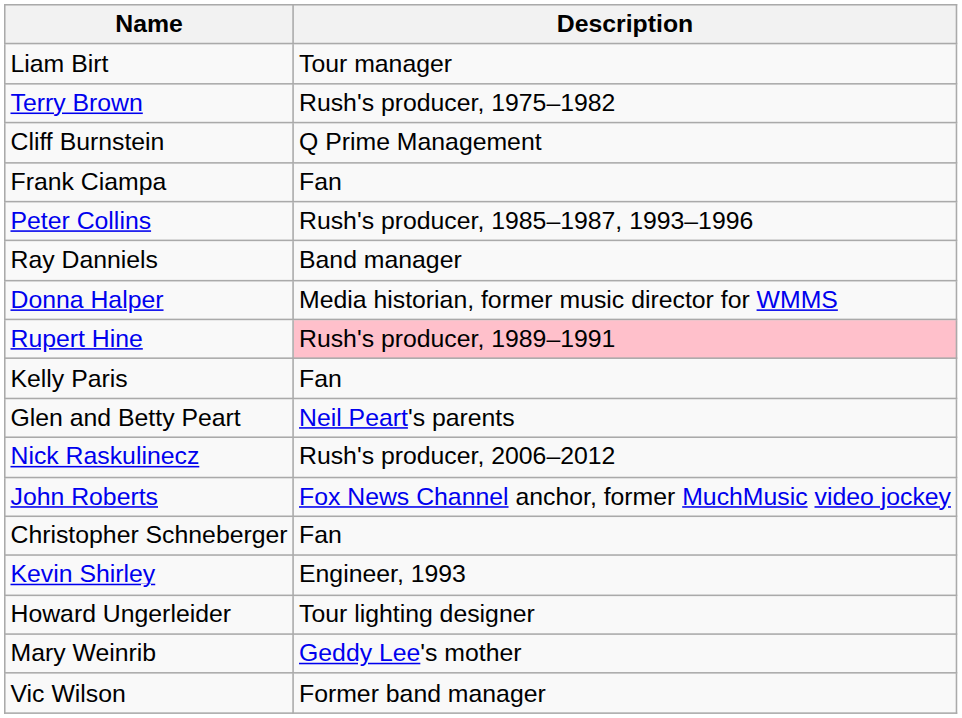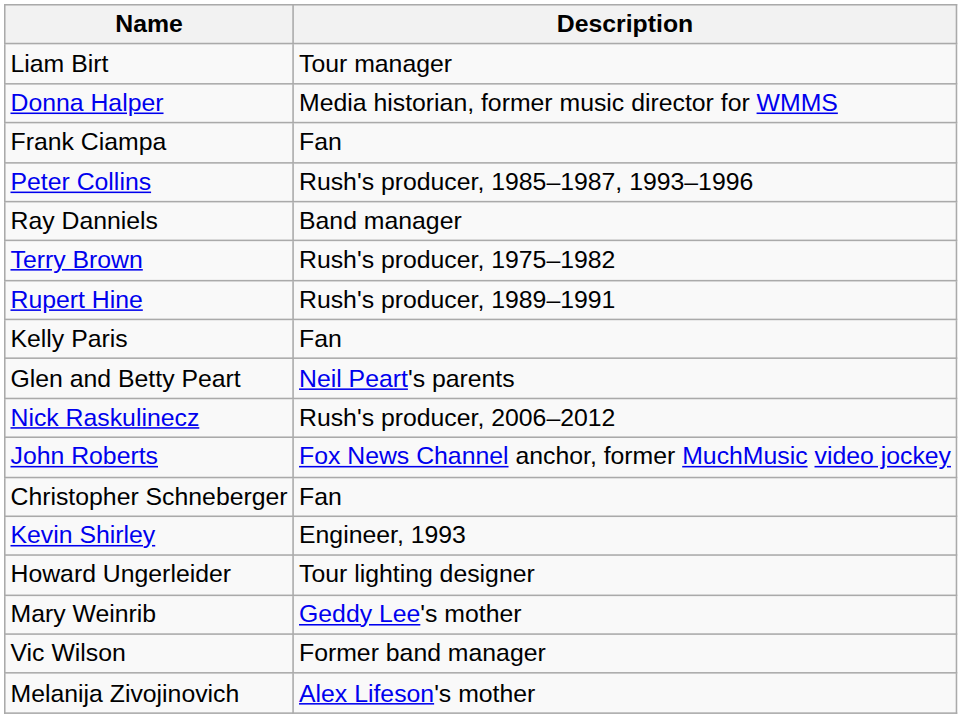rows swapped: (77, 102) <-> (87, 299)
- row: (87, 142)
(457, 338) pink background -> (457, 299) no background
+ row: (125, 692)
